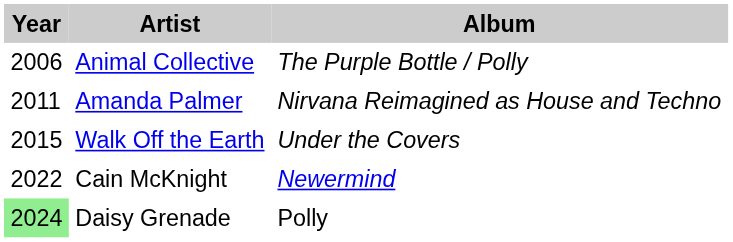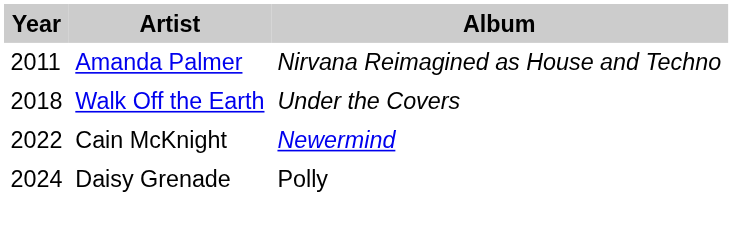- row: (165, 62)
(36, 140) 2015 -> (36, 101) 2018
(36, 218) lightgreen background -> (36, 179) no background
